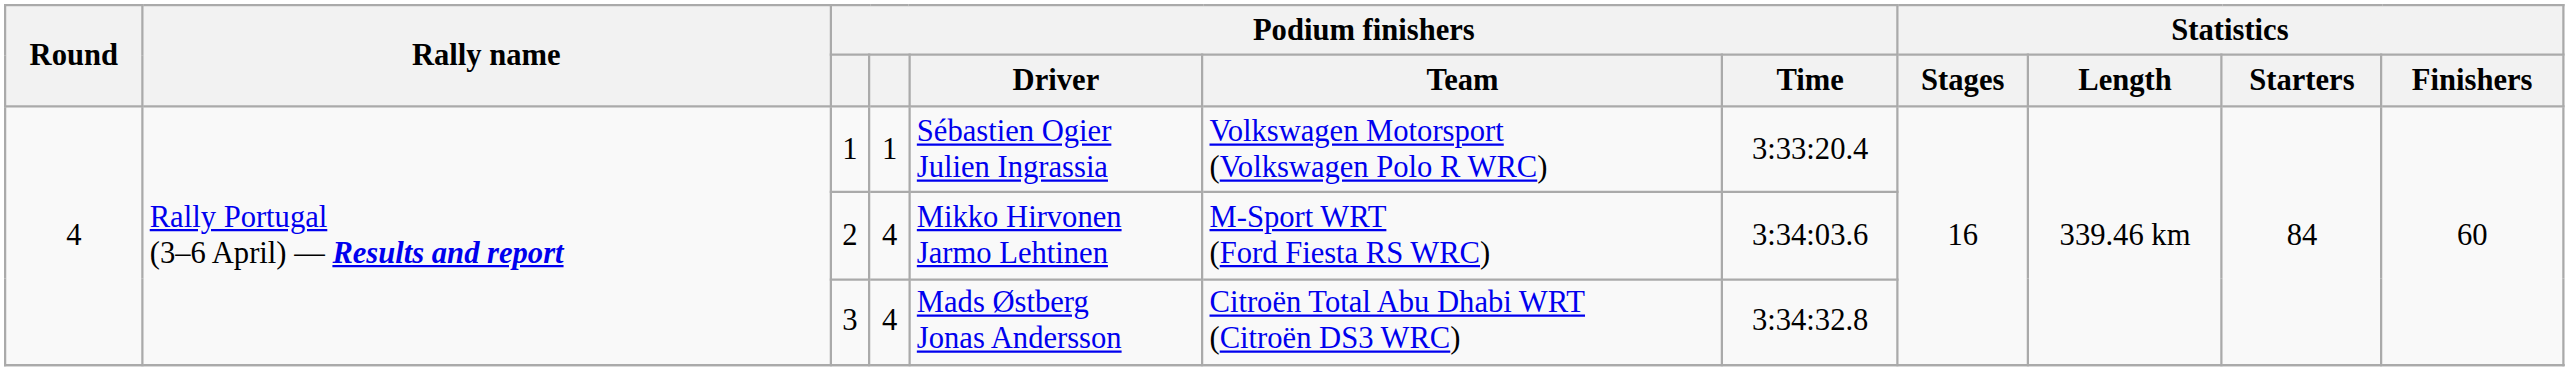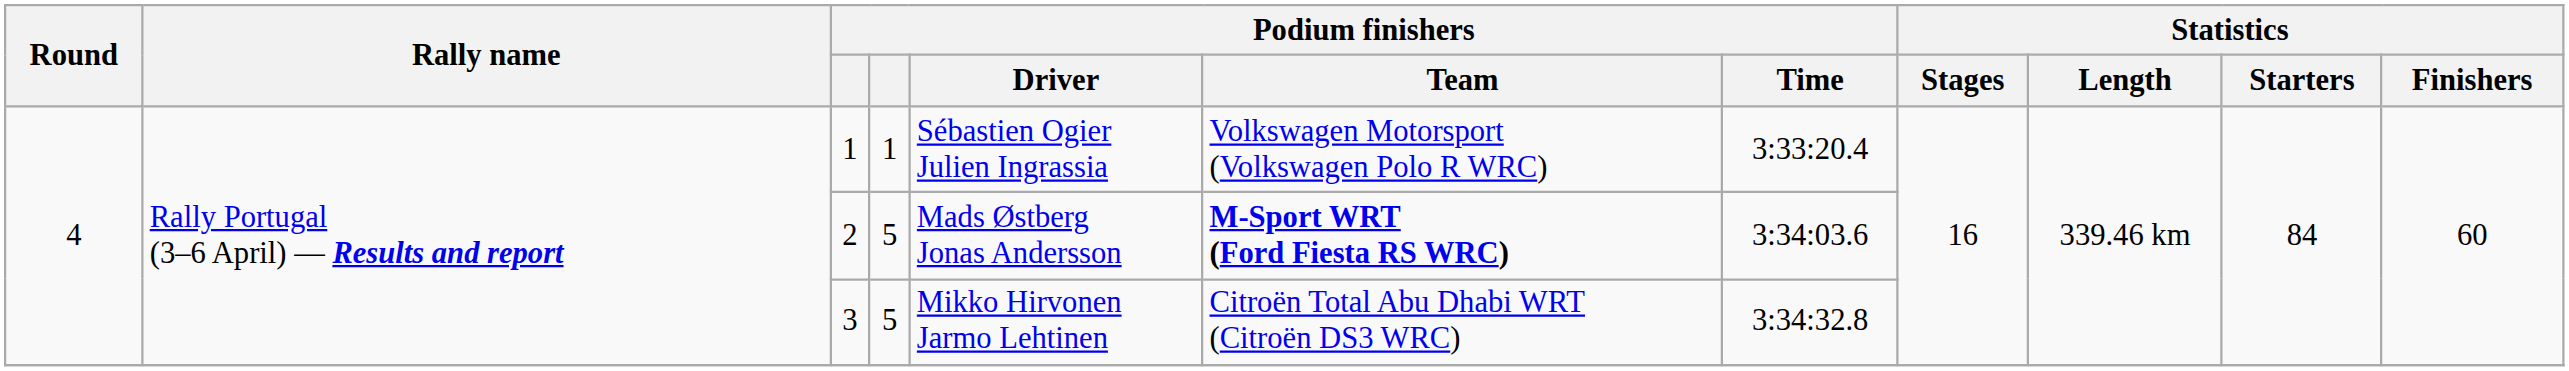(890, 234) 4 -> (890, 234) 5
(1019, 234) Mikko Hirvonen Jarmo Lehtinen -> (1019, 234) Mads Østberg Jonas Andersson
(1350, 234) normal -> (1359, 234) bold
(890, 321) 4 -> (890, 321) 5
(1019, 321) Mads Østberg Jonas Andersson -> (1019, 321) Mikko Hirvonen Jarmo Lehtinen
